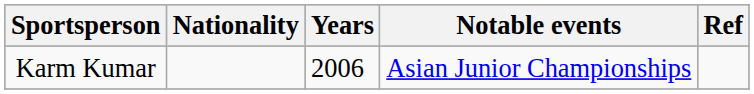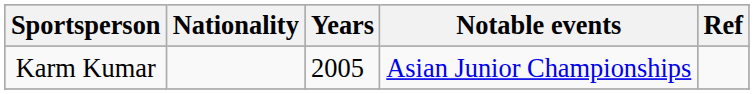(337, 67) 2006 -> (337, 67) 2005
